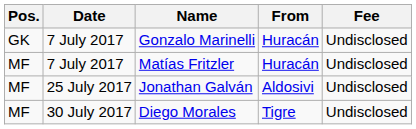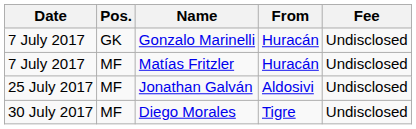columns swapped: (89, 16) <-> (24, 16)
